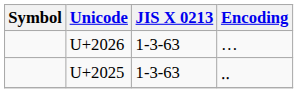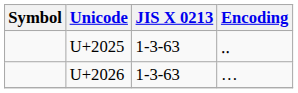rows swapped: (97, 44) <-> (97, 72)
